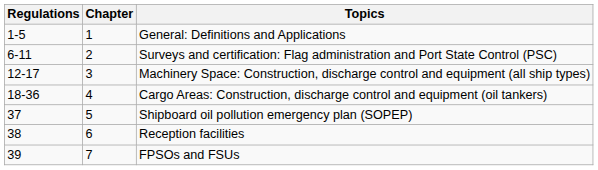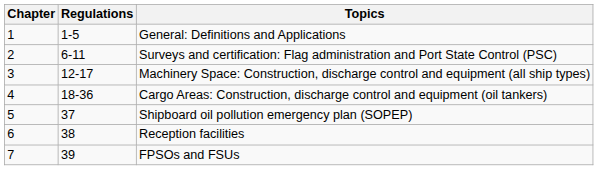columns swapped: (109, 14) <-> (43, 14)
